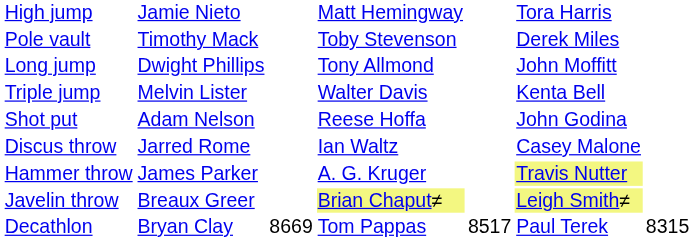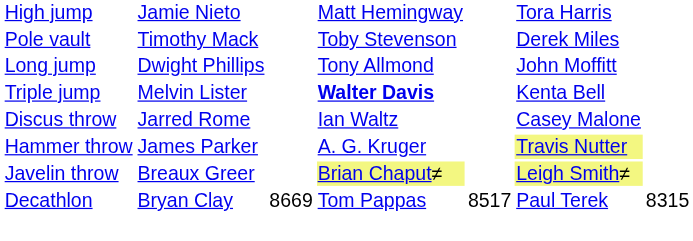(373, 93) normal -> (376, 93) bold
- row: (41, 119)
